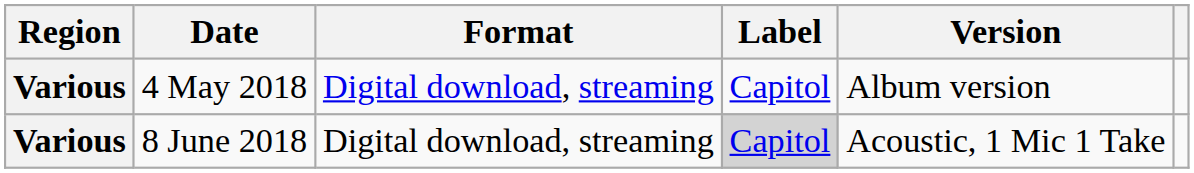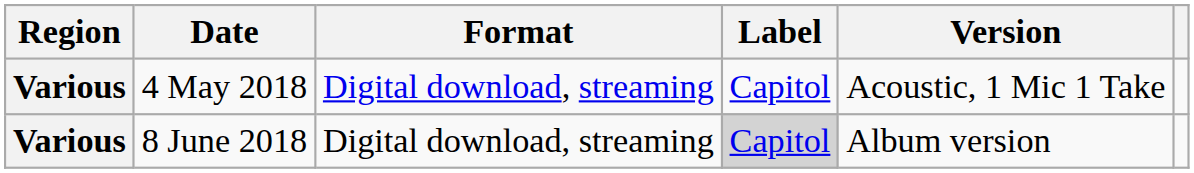(948, 85) Album version -> (1006, 85) Acoustic, 1 Mic 1 Take
(1006, 140) Acoustic, 1 Mic 1 Take -> (948, 140) Album version
